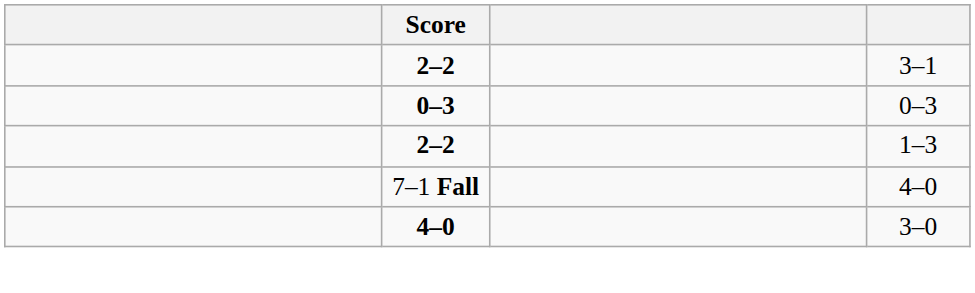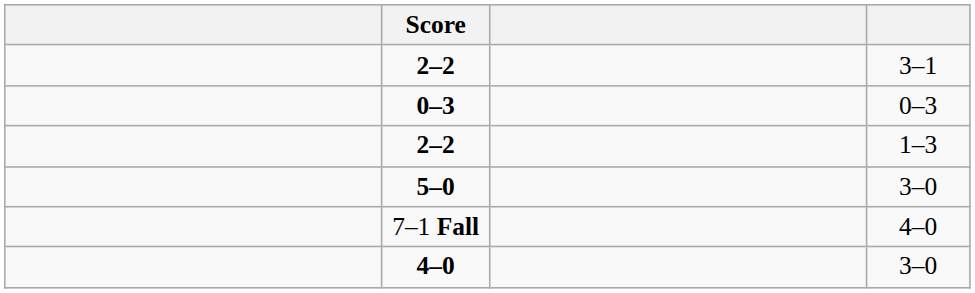+ row: (436, 186)
